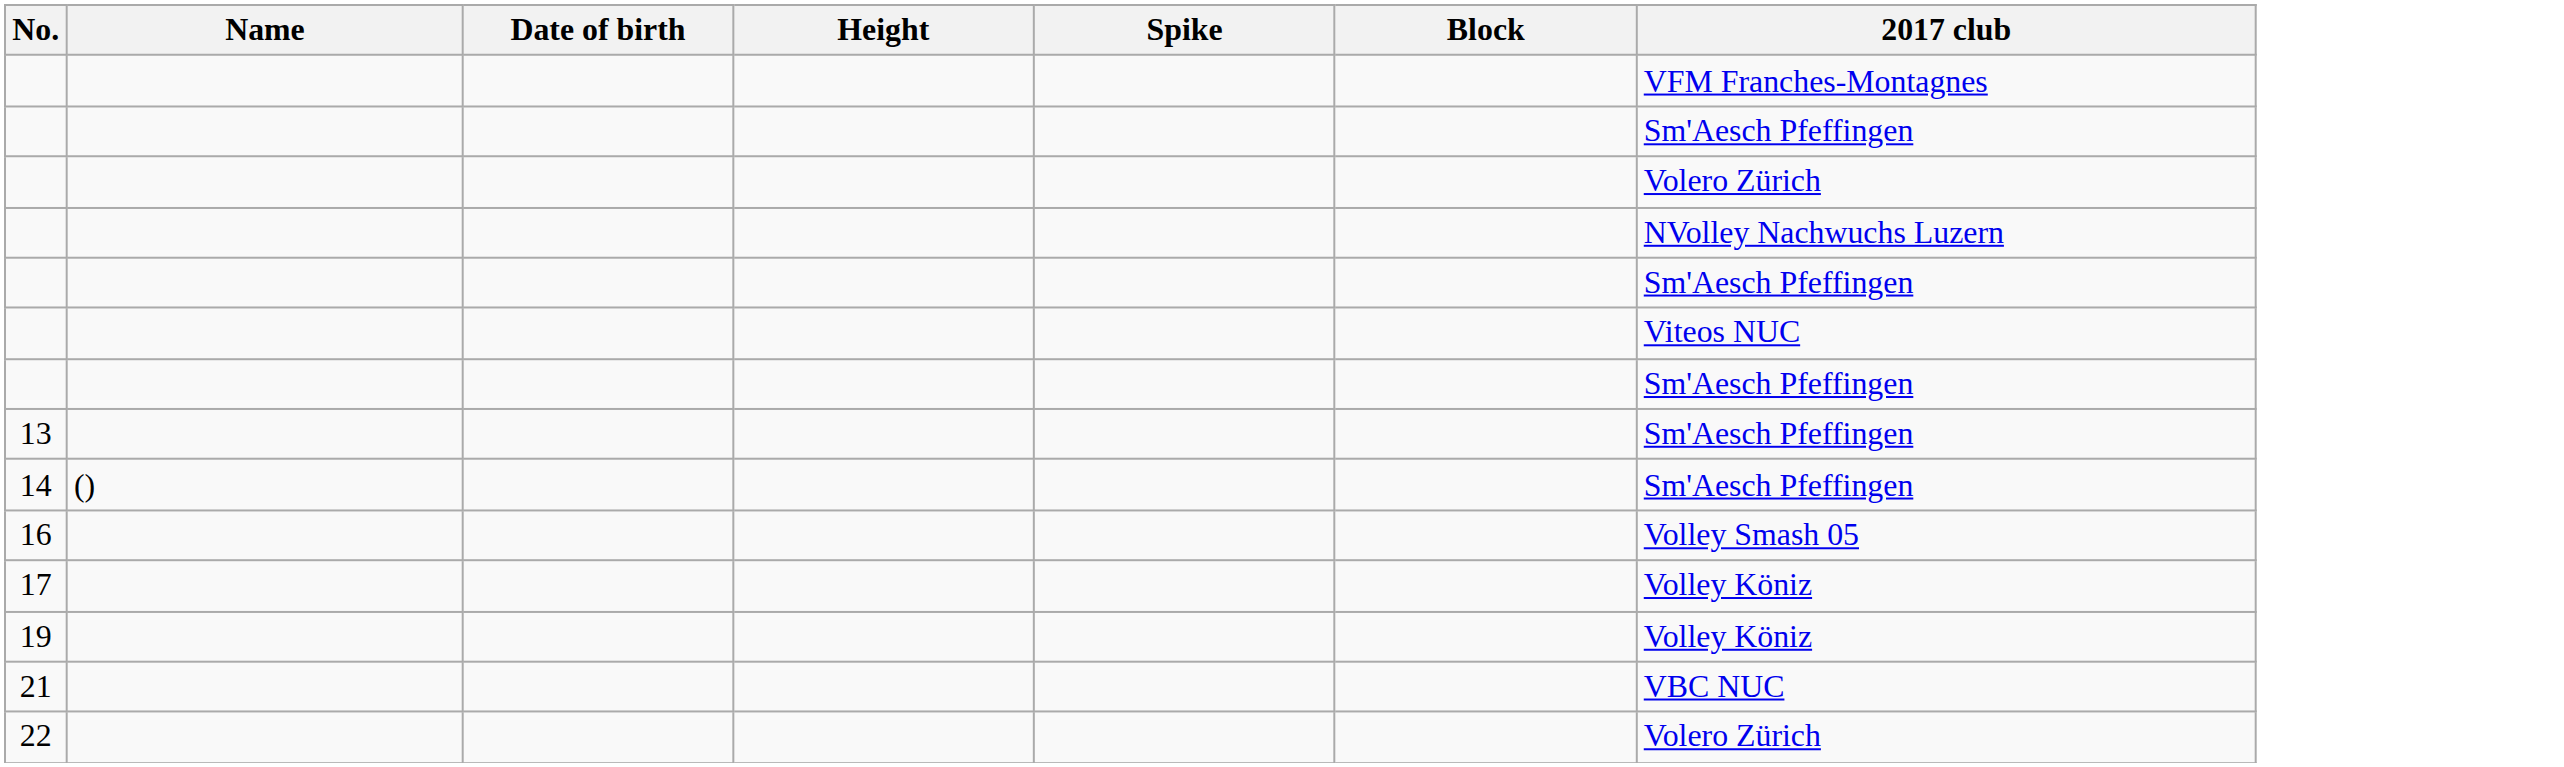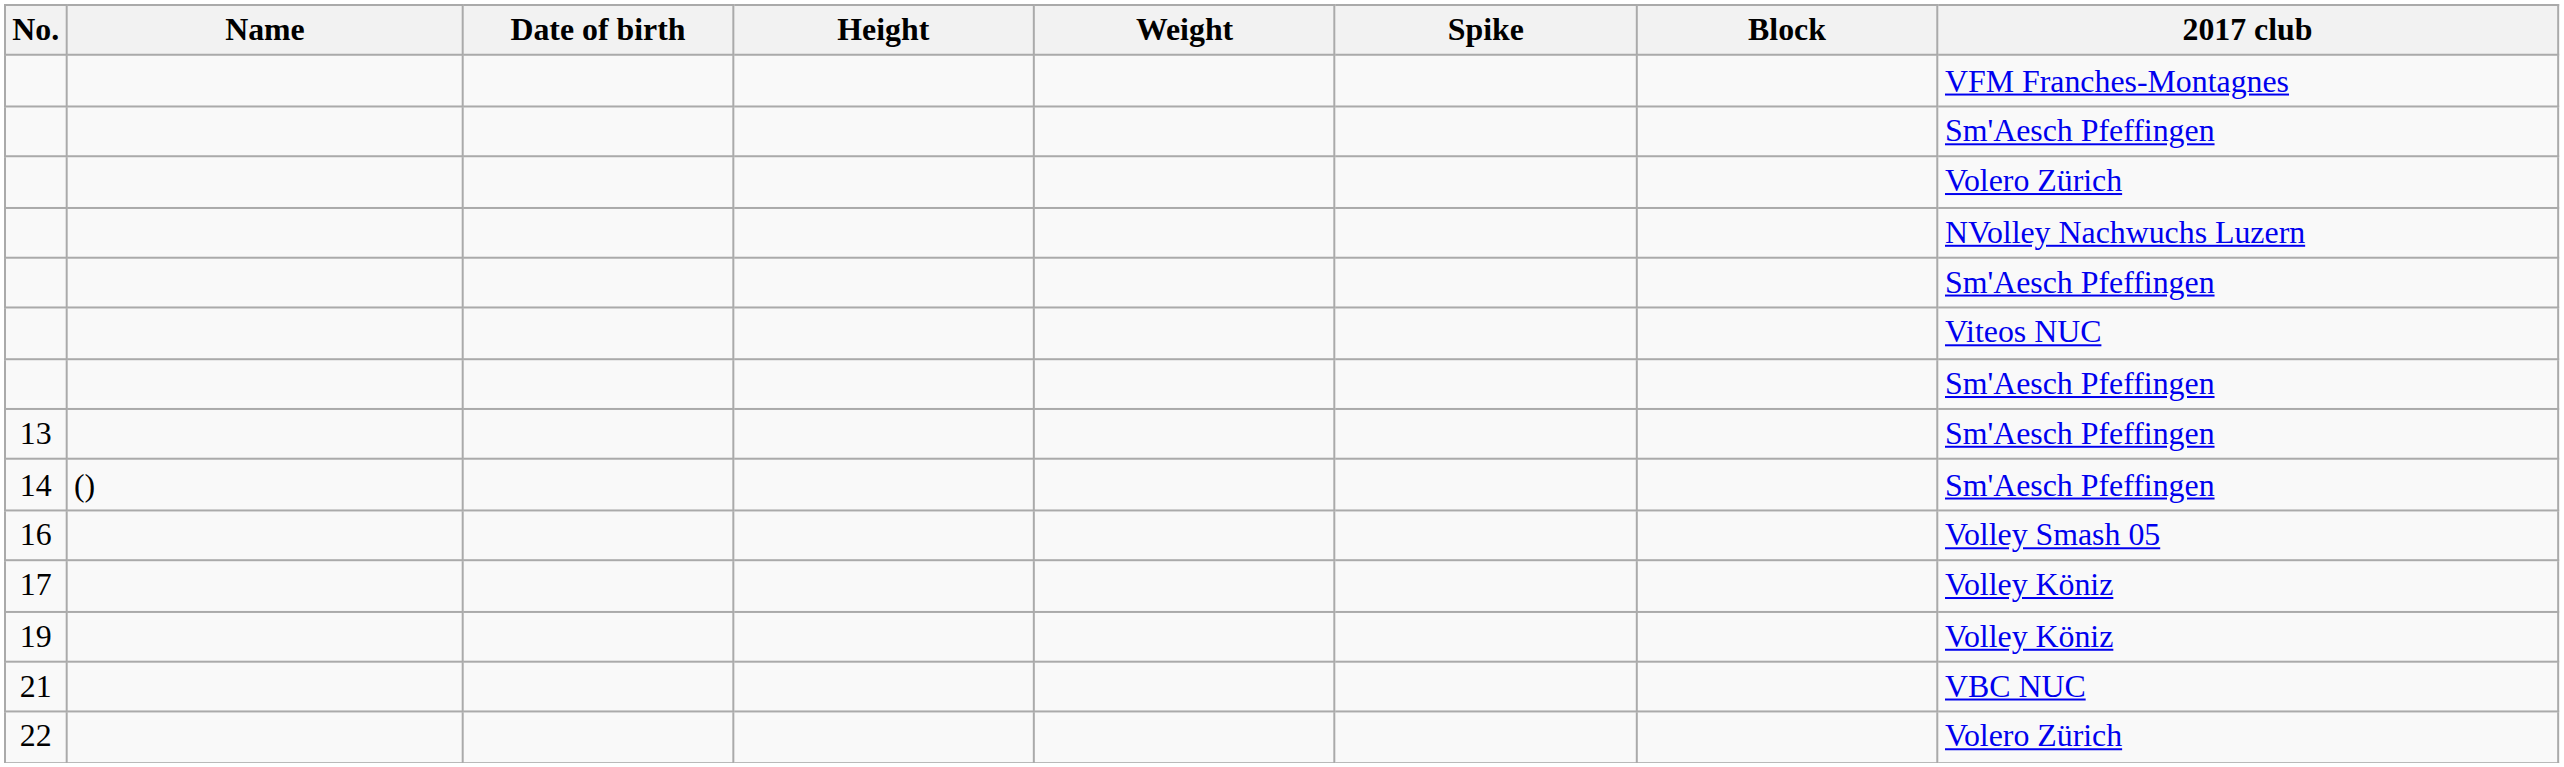+ column: (1185, 29)
